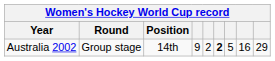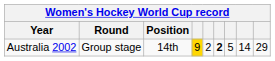(197, 47) no background -> (197, 47) gold background
(245, 47) 16 -> (245, 47) 14
